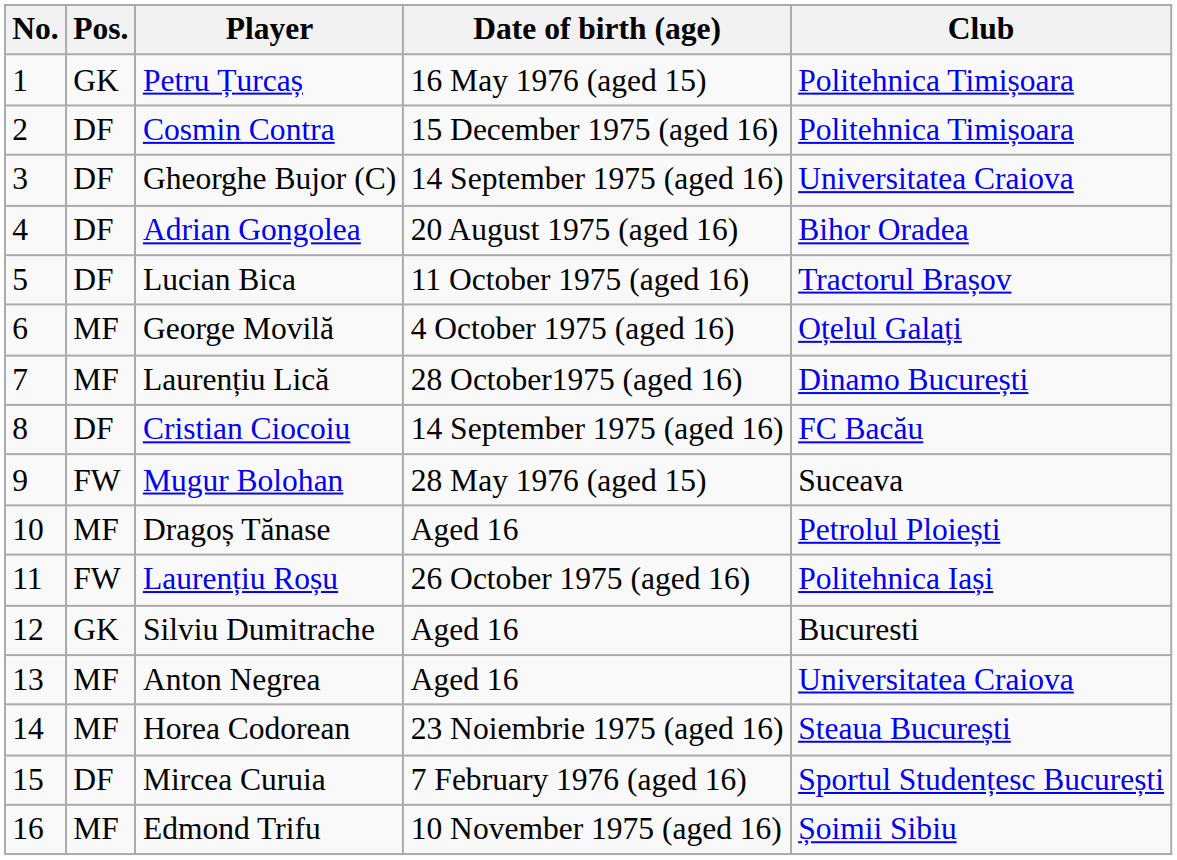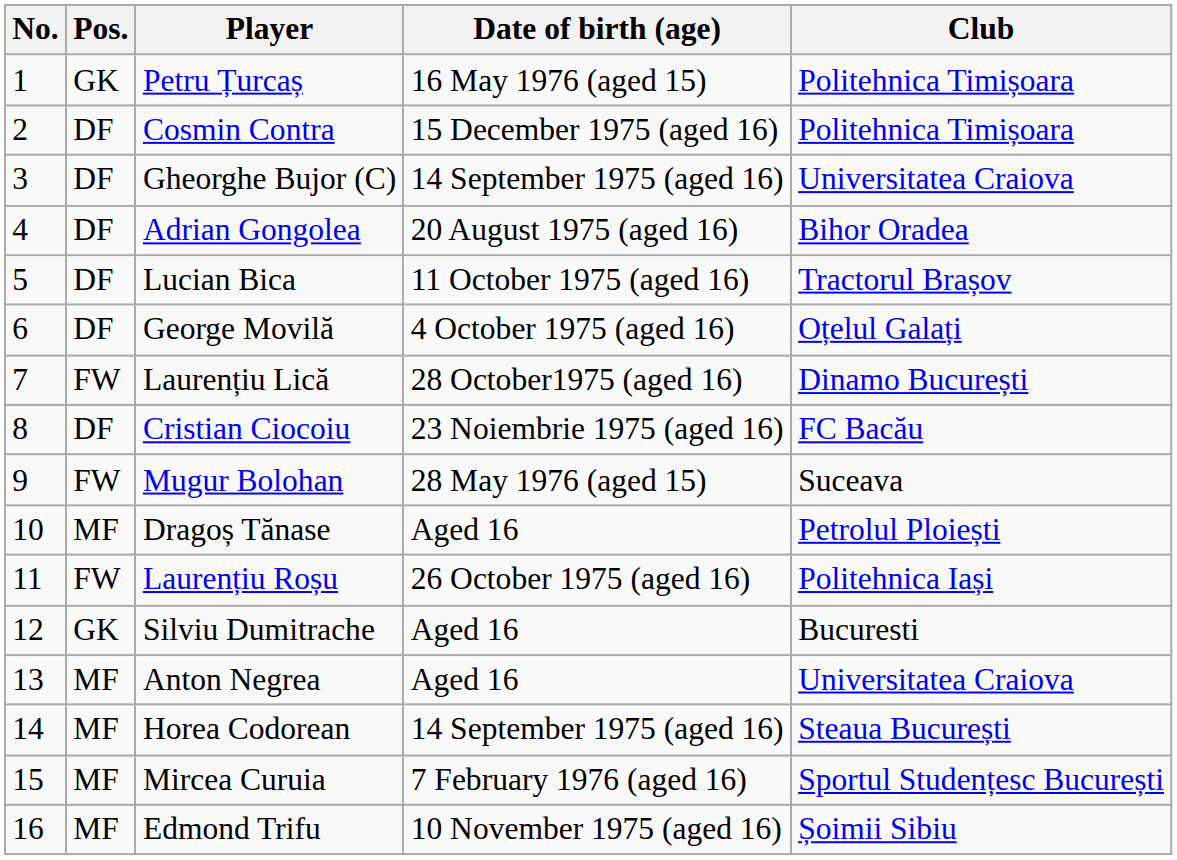(96, 329) MF -> (93, 329) DF
(96, 379) MF -> (97, 379) FW
(597, 429) 14 September 1975 (aged 16) -> (597, 429) 23 Noiembrie 1975 (aged 16)
(597, 729) 23 Noiembrie 1975 (aged 16) -> (597, 729) 14 September 1975 (aged 16)
(93, 779) DF -> (96, 779) MF
